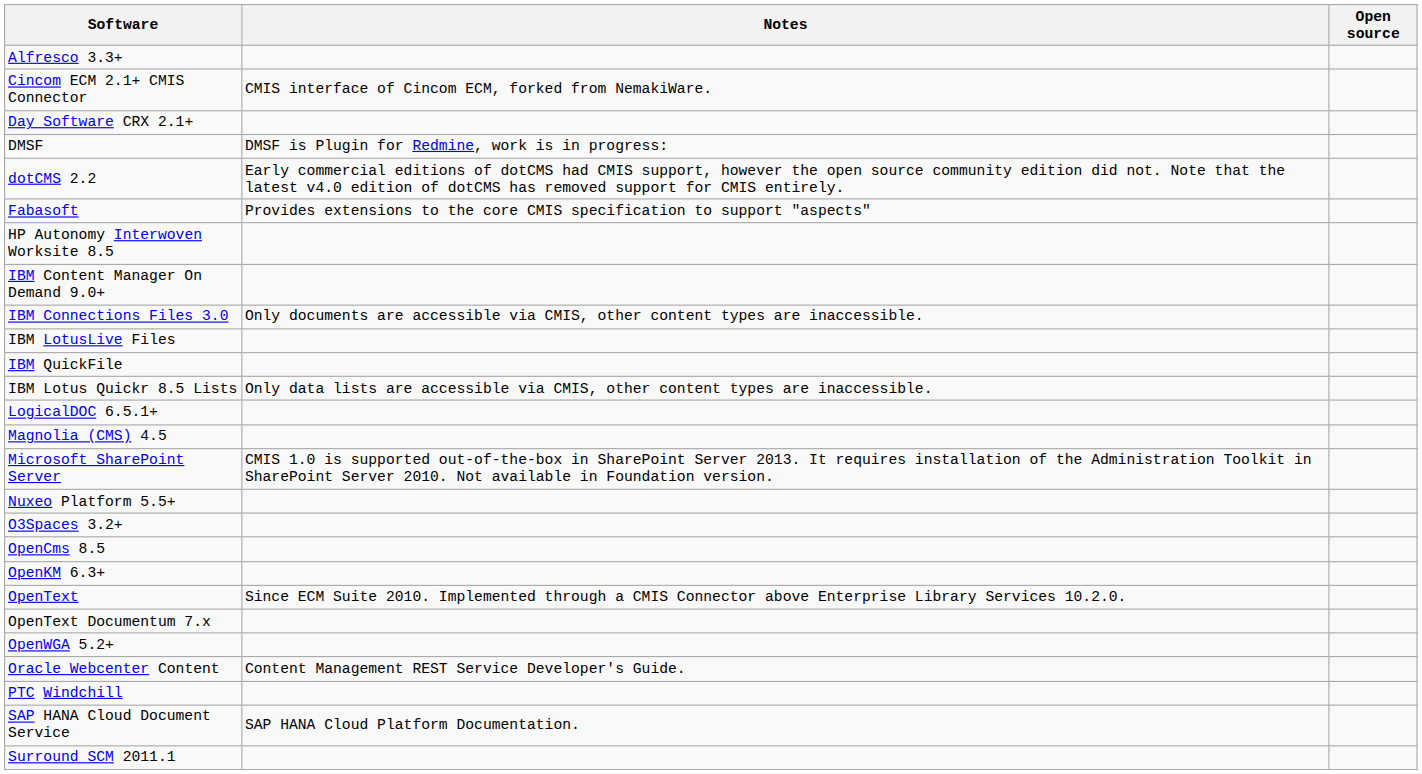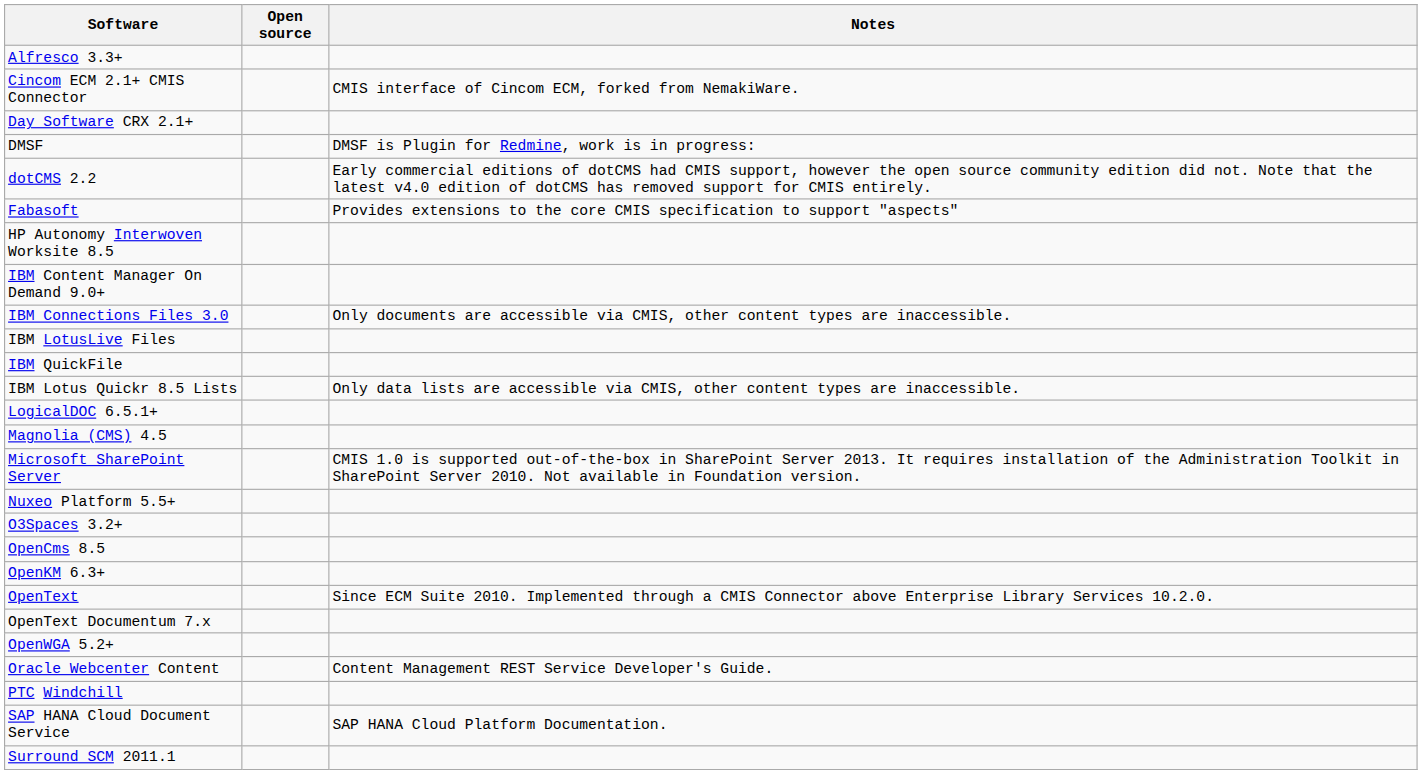columns swapped: (1373, 25) <-> (785, 25)
